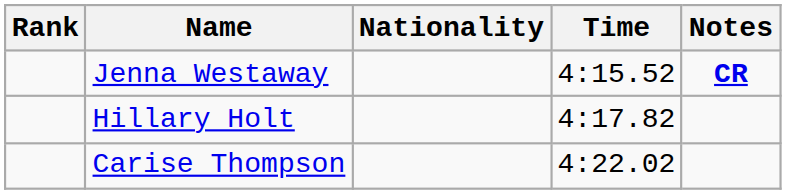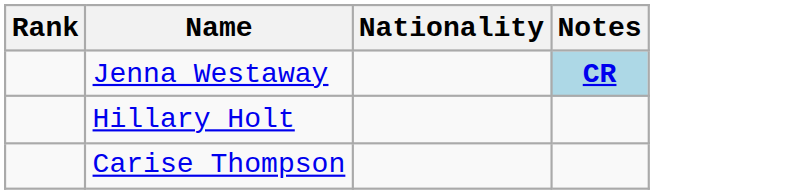- column: (616, 28)
(731, 74) no background -> (600, 74) lightblue background
